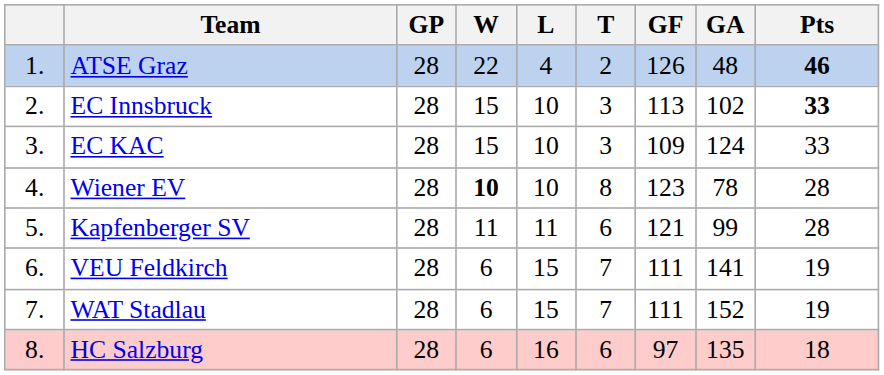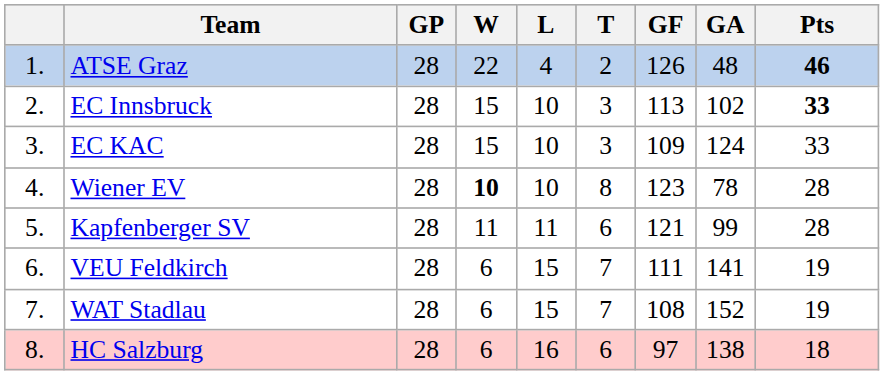(666, 308) 111 -> (666, 308) 108
(725, 349) 135 -> (725, 349) 138
